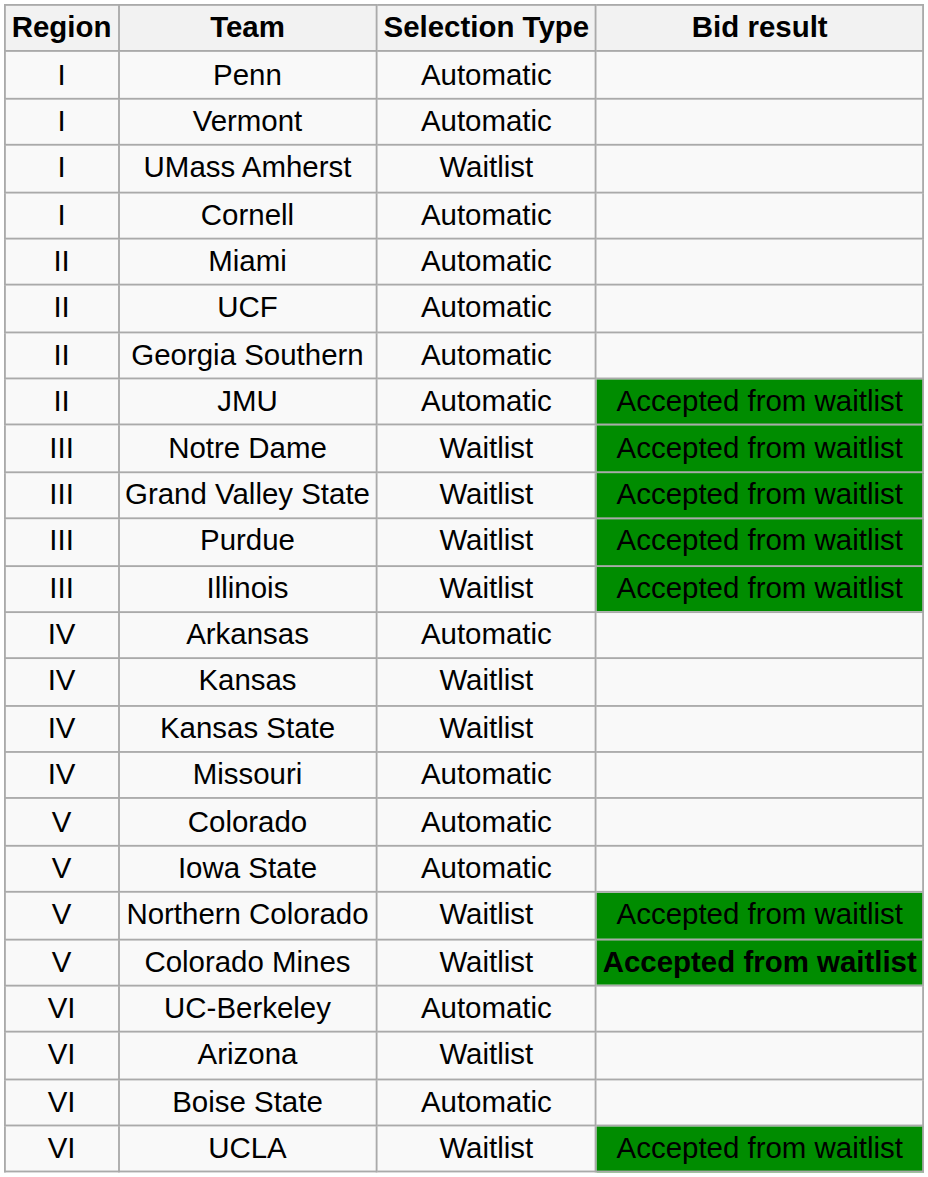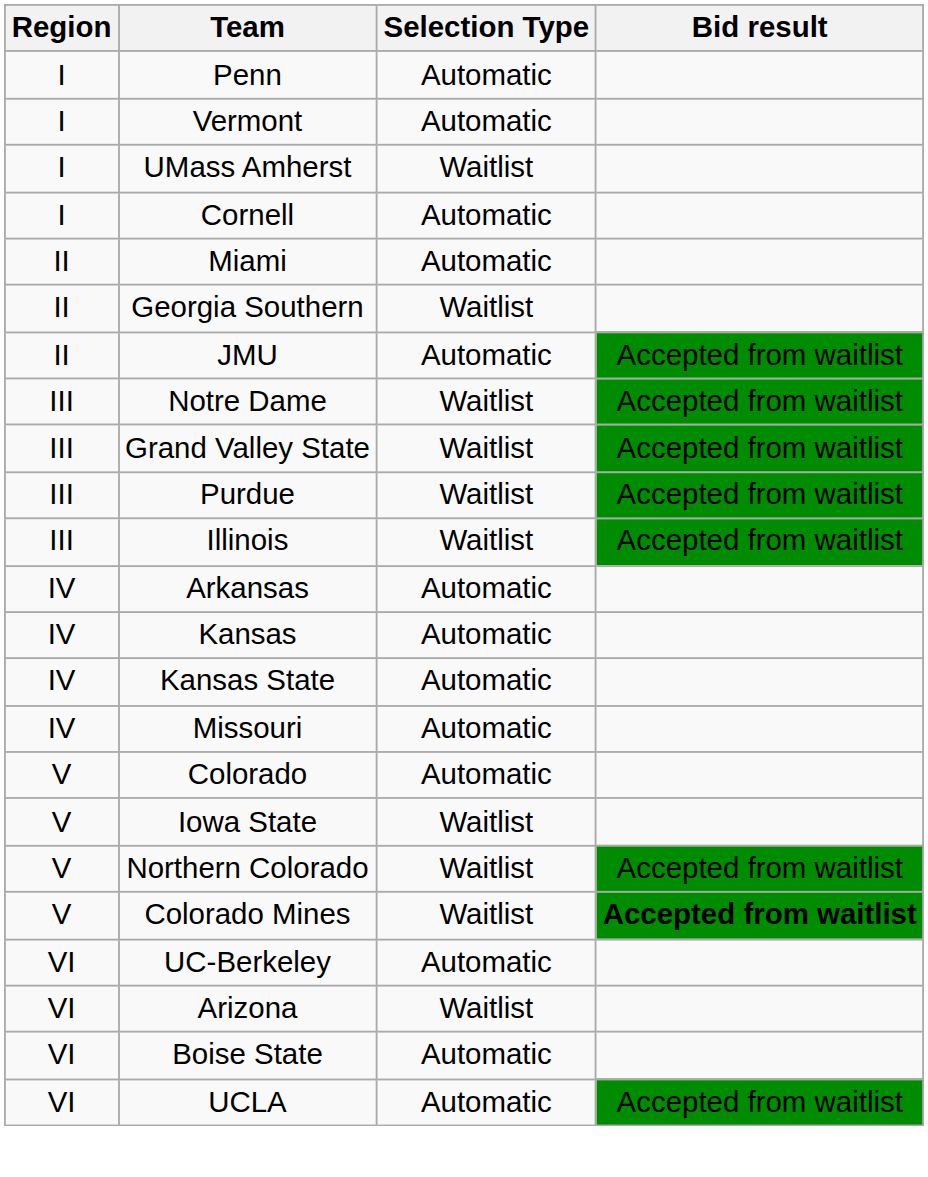- row: (247, 307)
(486, 354) Automatic -> (486, 307) Waitlist
(486, 681) Waitlist -> (486, 634) Automatic
(486, 728) Waitlist -> (486, 681) Automatic
(486, 868) Automatic -> (486, 821) Waitlist
(486, 1148) Waitlist -> (486, 1101) Automatic
